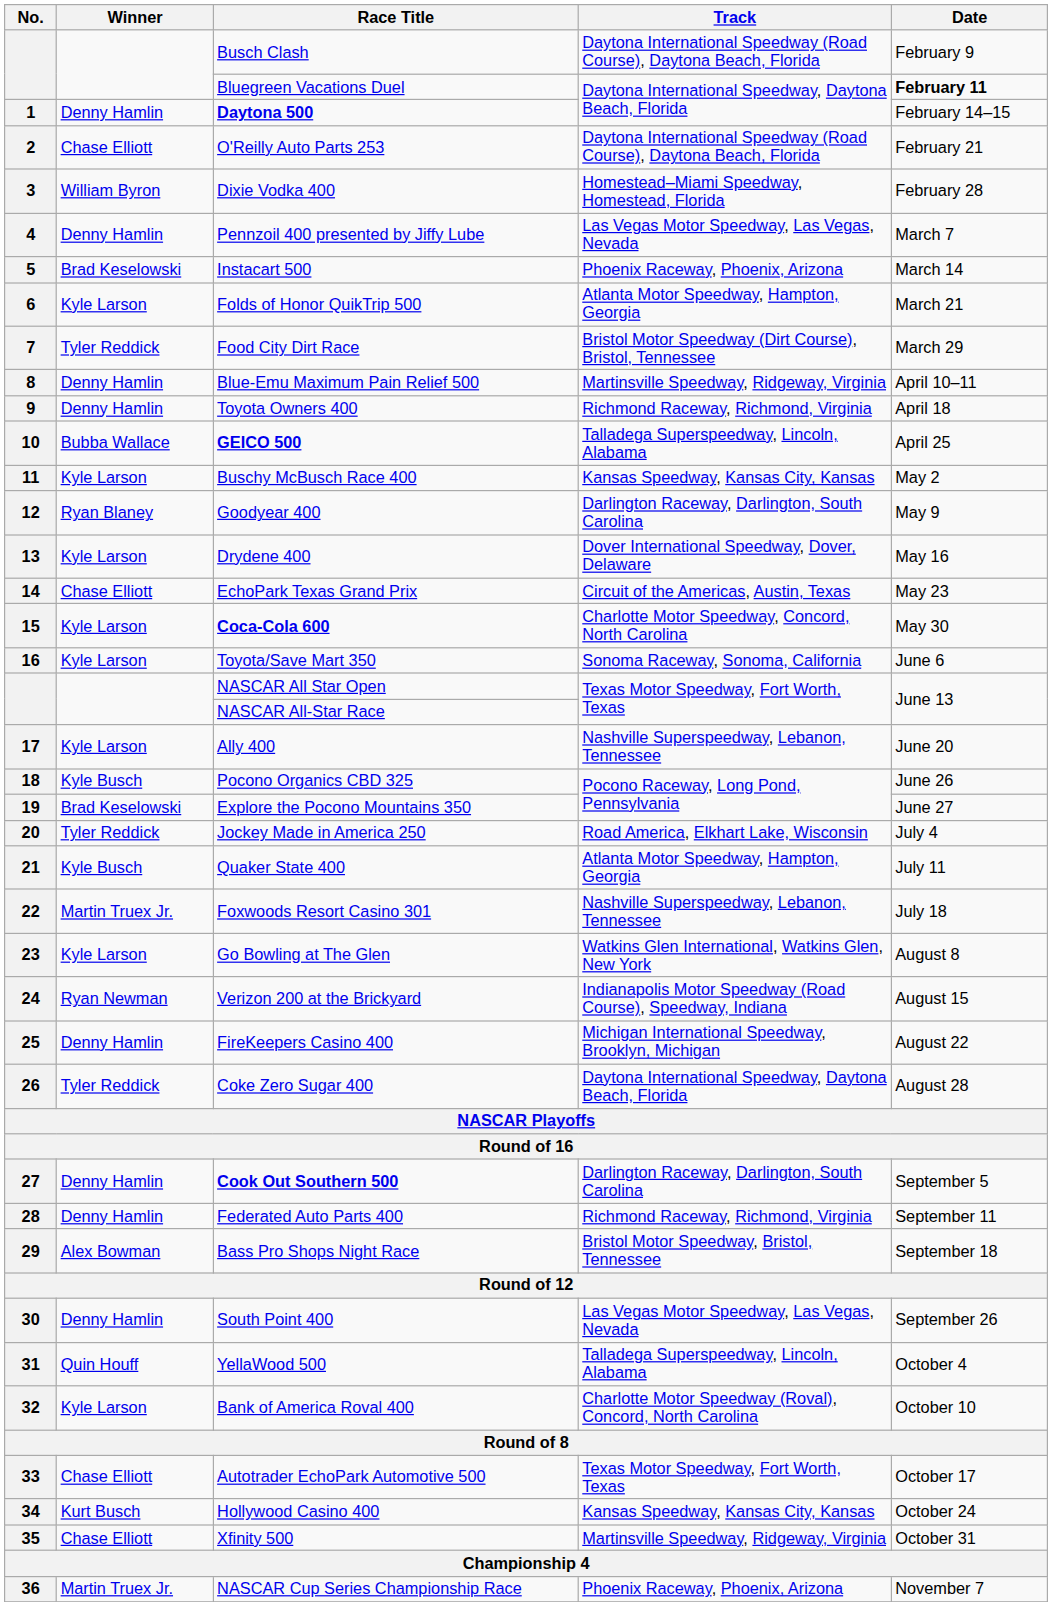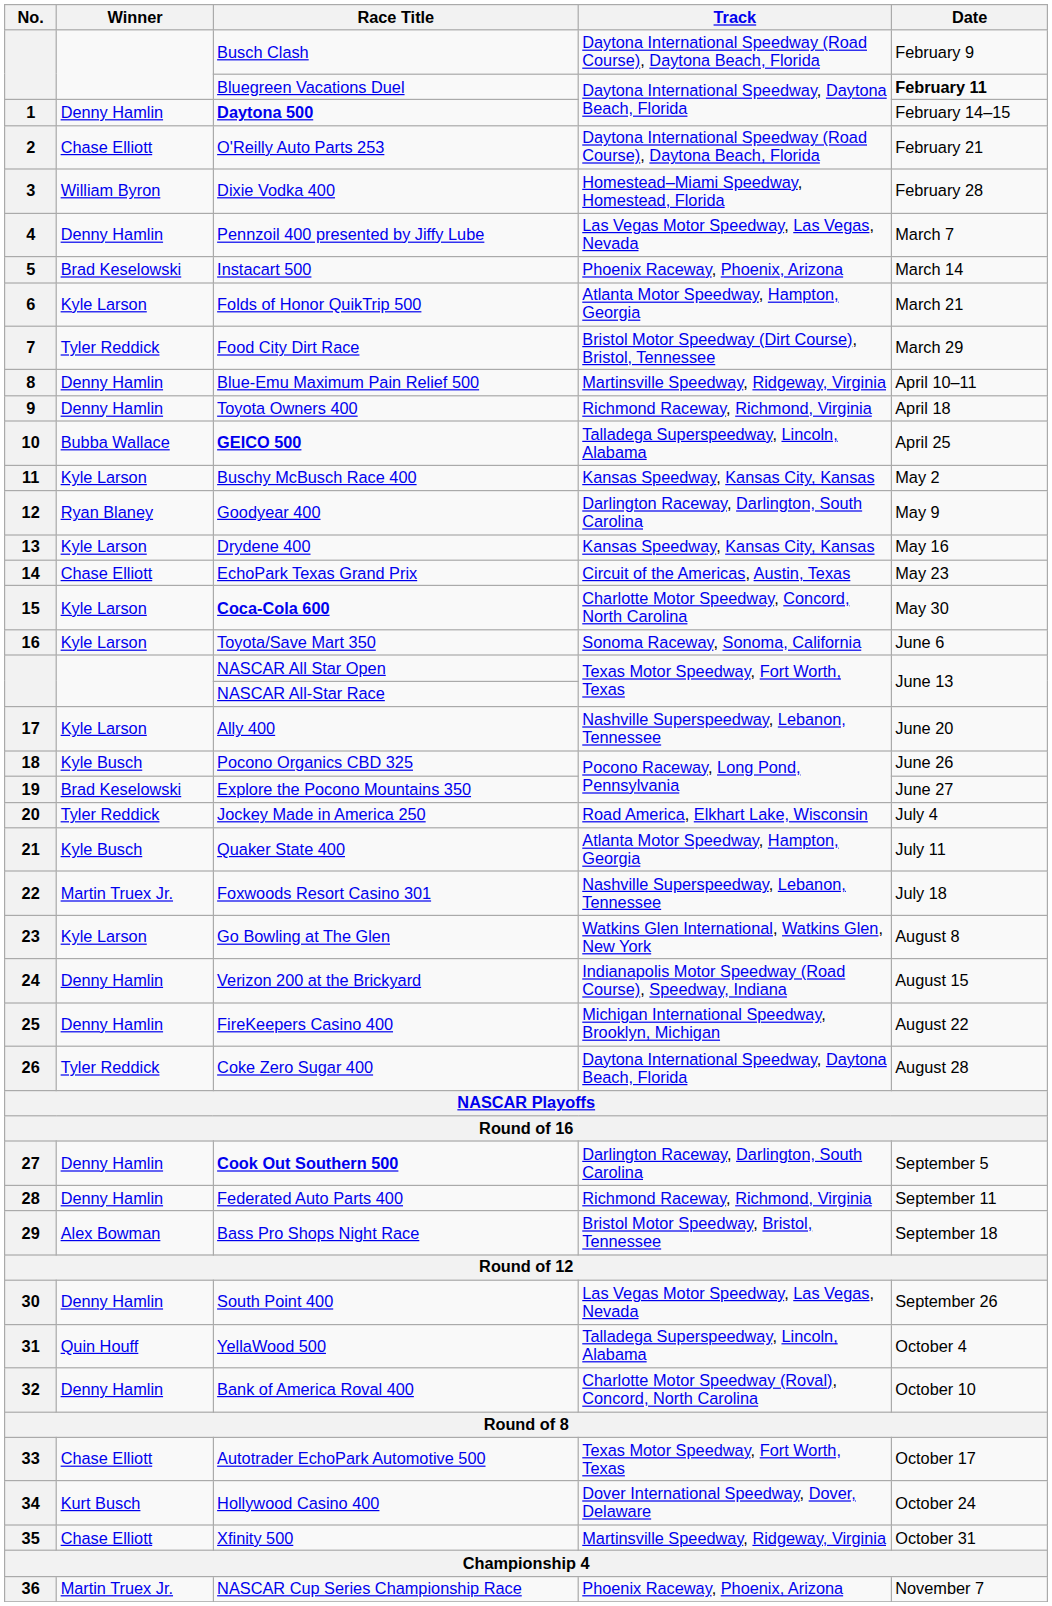(719, 556) Dover International Speedway, Dover, Delaware -> (728, 547) Kansas Speedway, Kansas City, Kansas
(114, 998) Ryan Newman -> (112, 980) Denny Hamlin
(104, 1407) Kyle Larson -> (112, 1389) Denny Hamlin
(728, 1512) Kansas Speedway, Kansas City, Kansas -> (719, 1503) Dover International Speedway, Dover, Delaware
